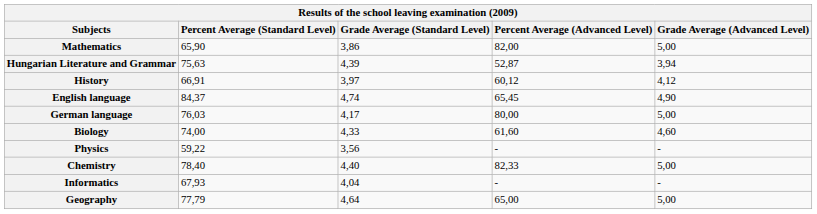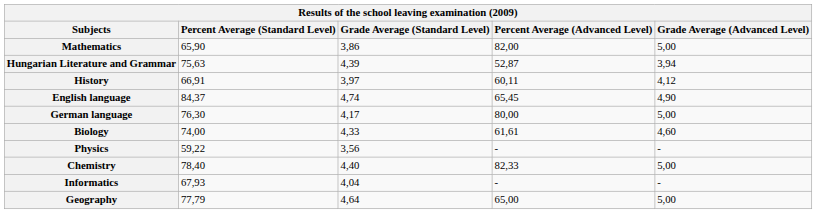(507, 81) 60,12 -> (506, 81) 60,11
(193, 115) 76,03 -> (193, 115) 76,30
(507, 132) 61,60 -> (507, 132) 61,61
